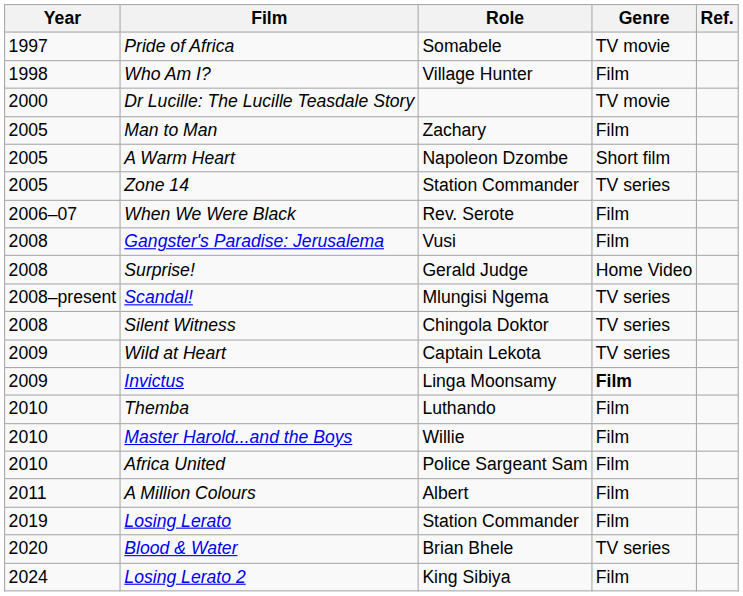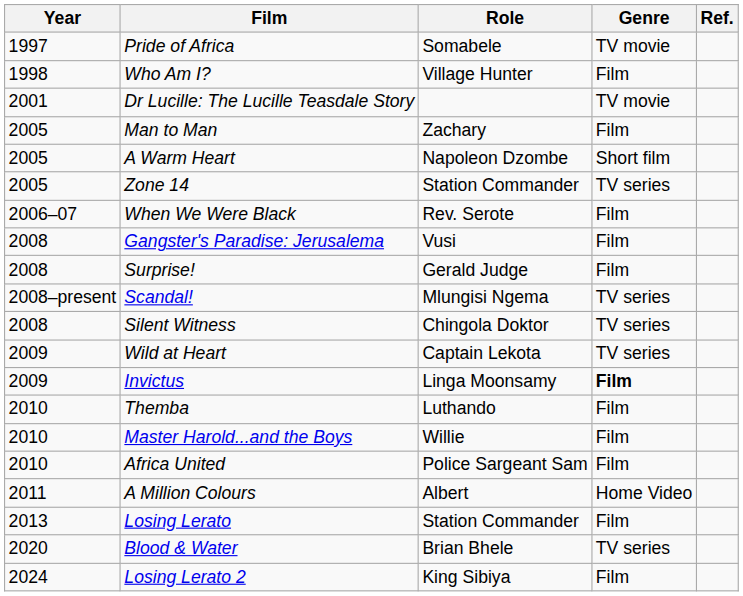(28, 102) 2000 -> (28, 102) 2001
(644, 269) Home Video -> (612, 269) Film
(612, 492) Film -> (644, 492) Home Video
(28, 520) 2019 -> (28, 520) 2013
